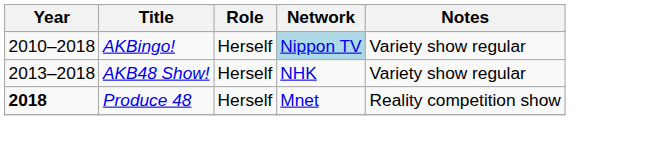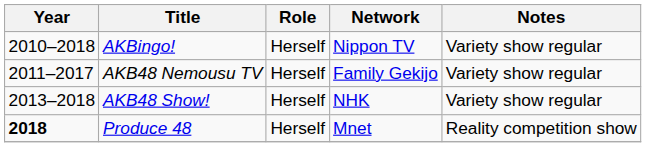(321, 45) lightblue background -> (374, 45) no background
+ row: (183, 73)
